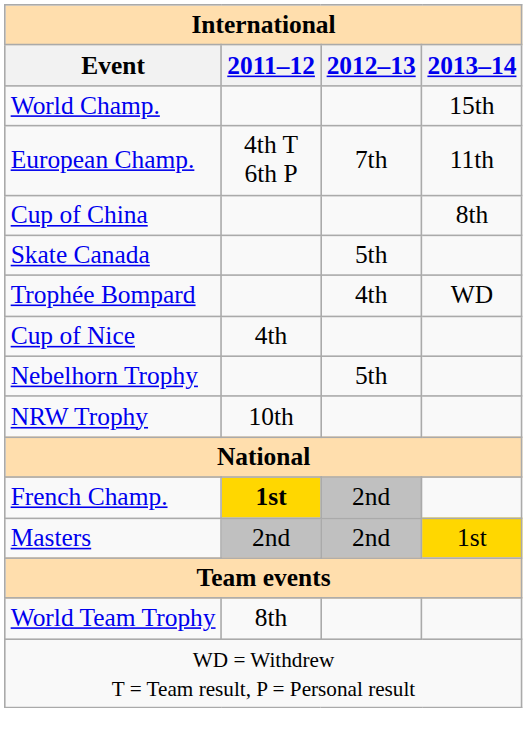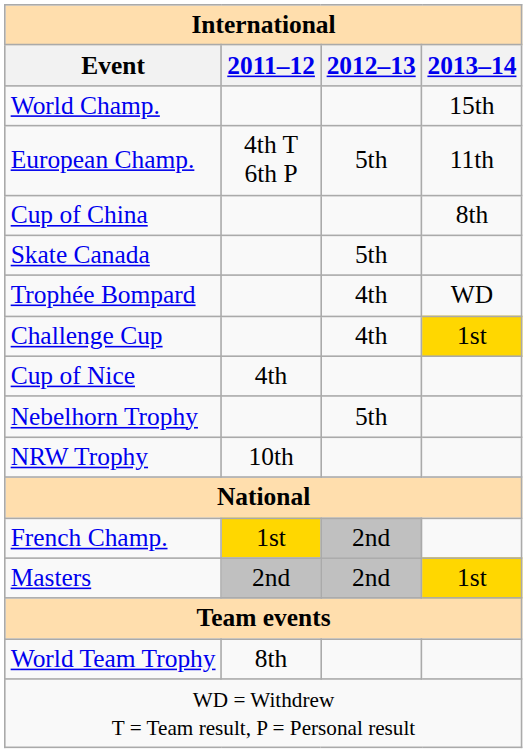(371, 160) 7th -> (371, 160) 5th
+ row: (87, 335)
(271, 497) bold -> (271, 537) normal
